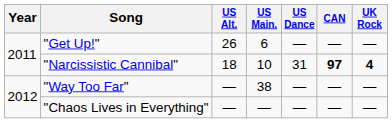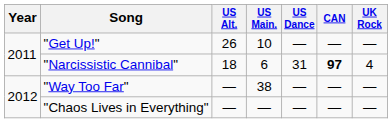(264, 43) 6 -> (264, 43) 10
(264, 64) 10 -> (264, 64) 6
(370, 64) bold -> (370, 64) normal
